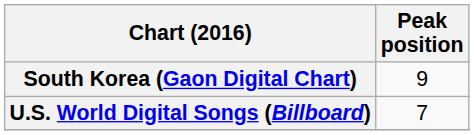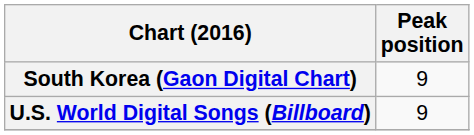(422, 112) 7 -> (422, 112) 9
